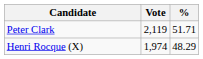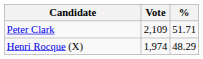(155, 29) 2,119 -> (156, 29) 2,109
